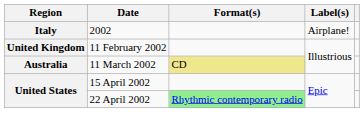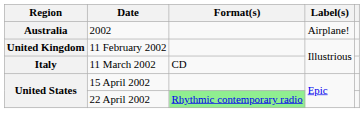(46, 30) Italy -> (46, 30) Australia
(46, 64) Australia -> (46, 64) Italy
(179, 64) khaki background -> (179, 64) no background
